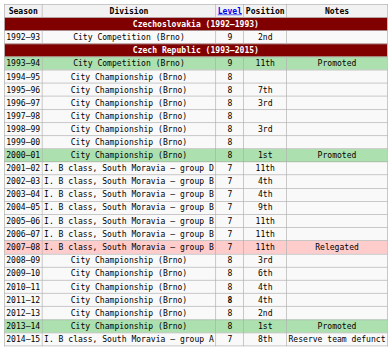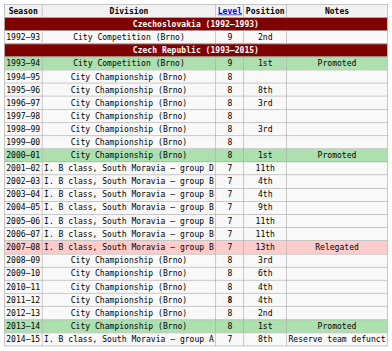(265, 63) 11th -> (265, 63) 1st
(265, 90) 7th -> (265, 90) 8th
(265, 247) 11th -> (265, 247) 13th
